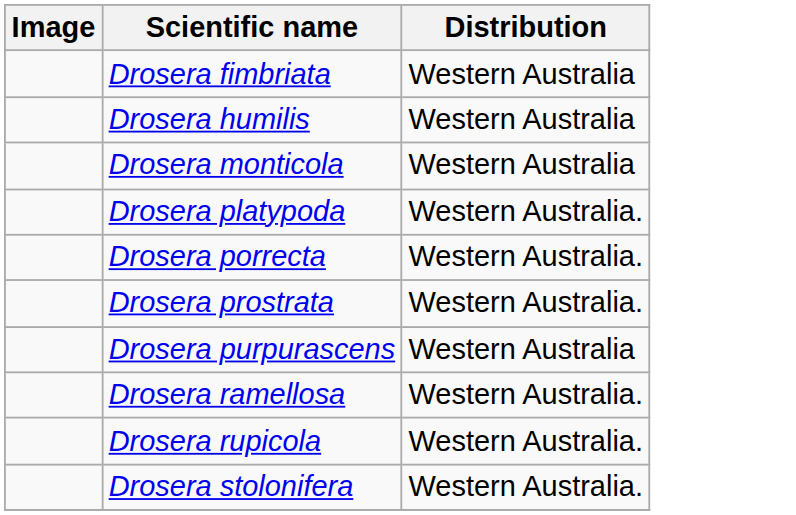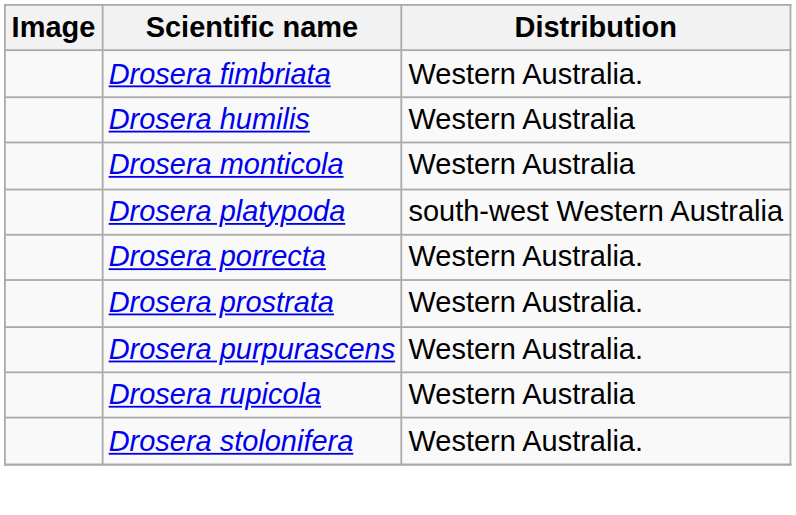(522, 73) Western Australia -> (526, 73) Western Australia.
(526, 211) Western Australia. -> (596, 211) south-west Western Australia
(522, 348) Western Australia -> (526, 348) Western Australia.
- row: (227, 394)
(526, 440) Western Australia. -> (522, 394) Western Australia
